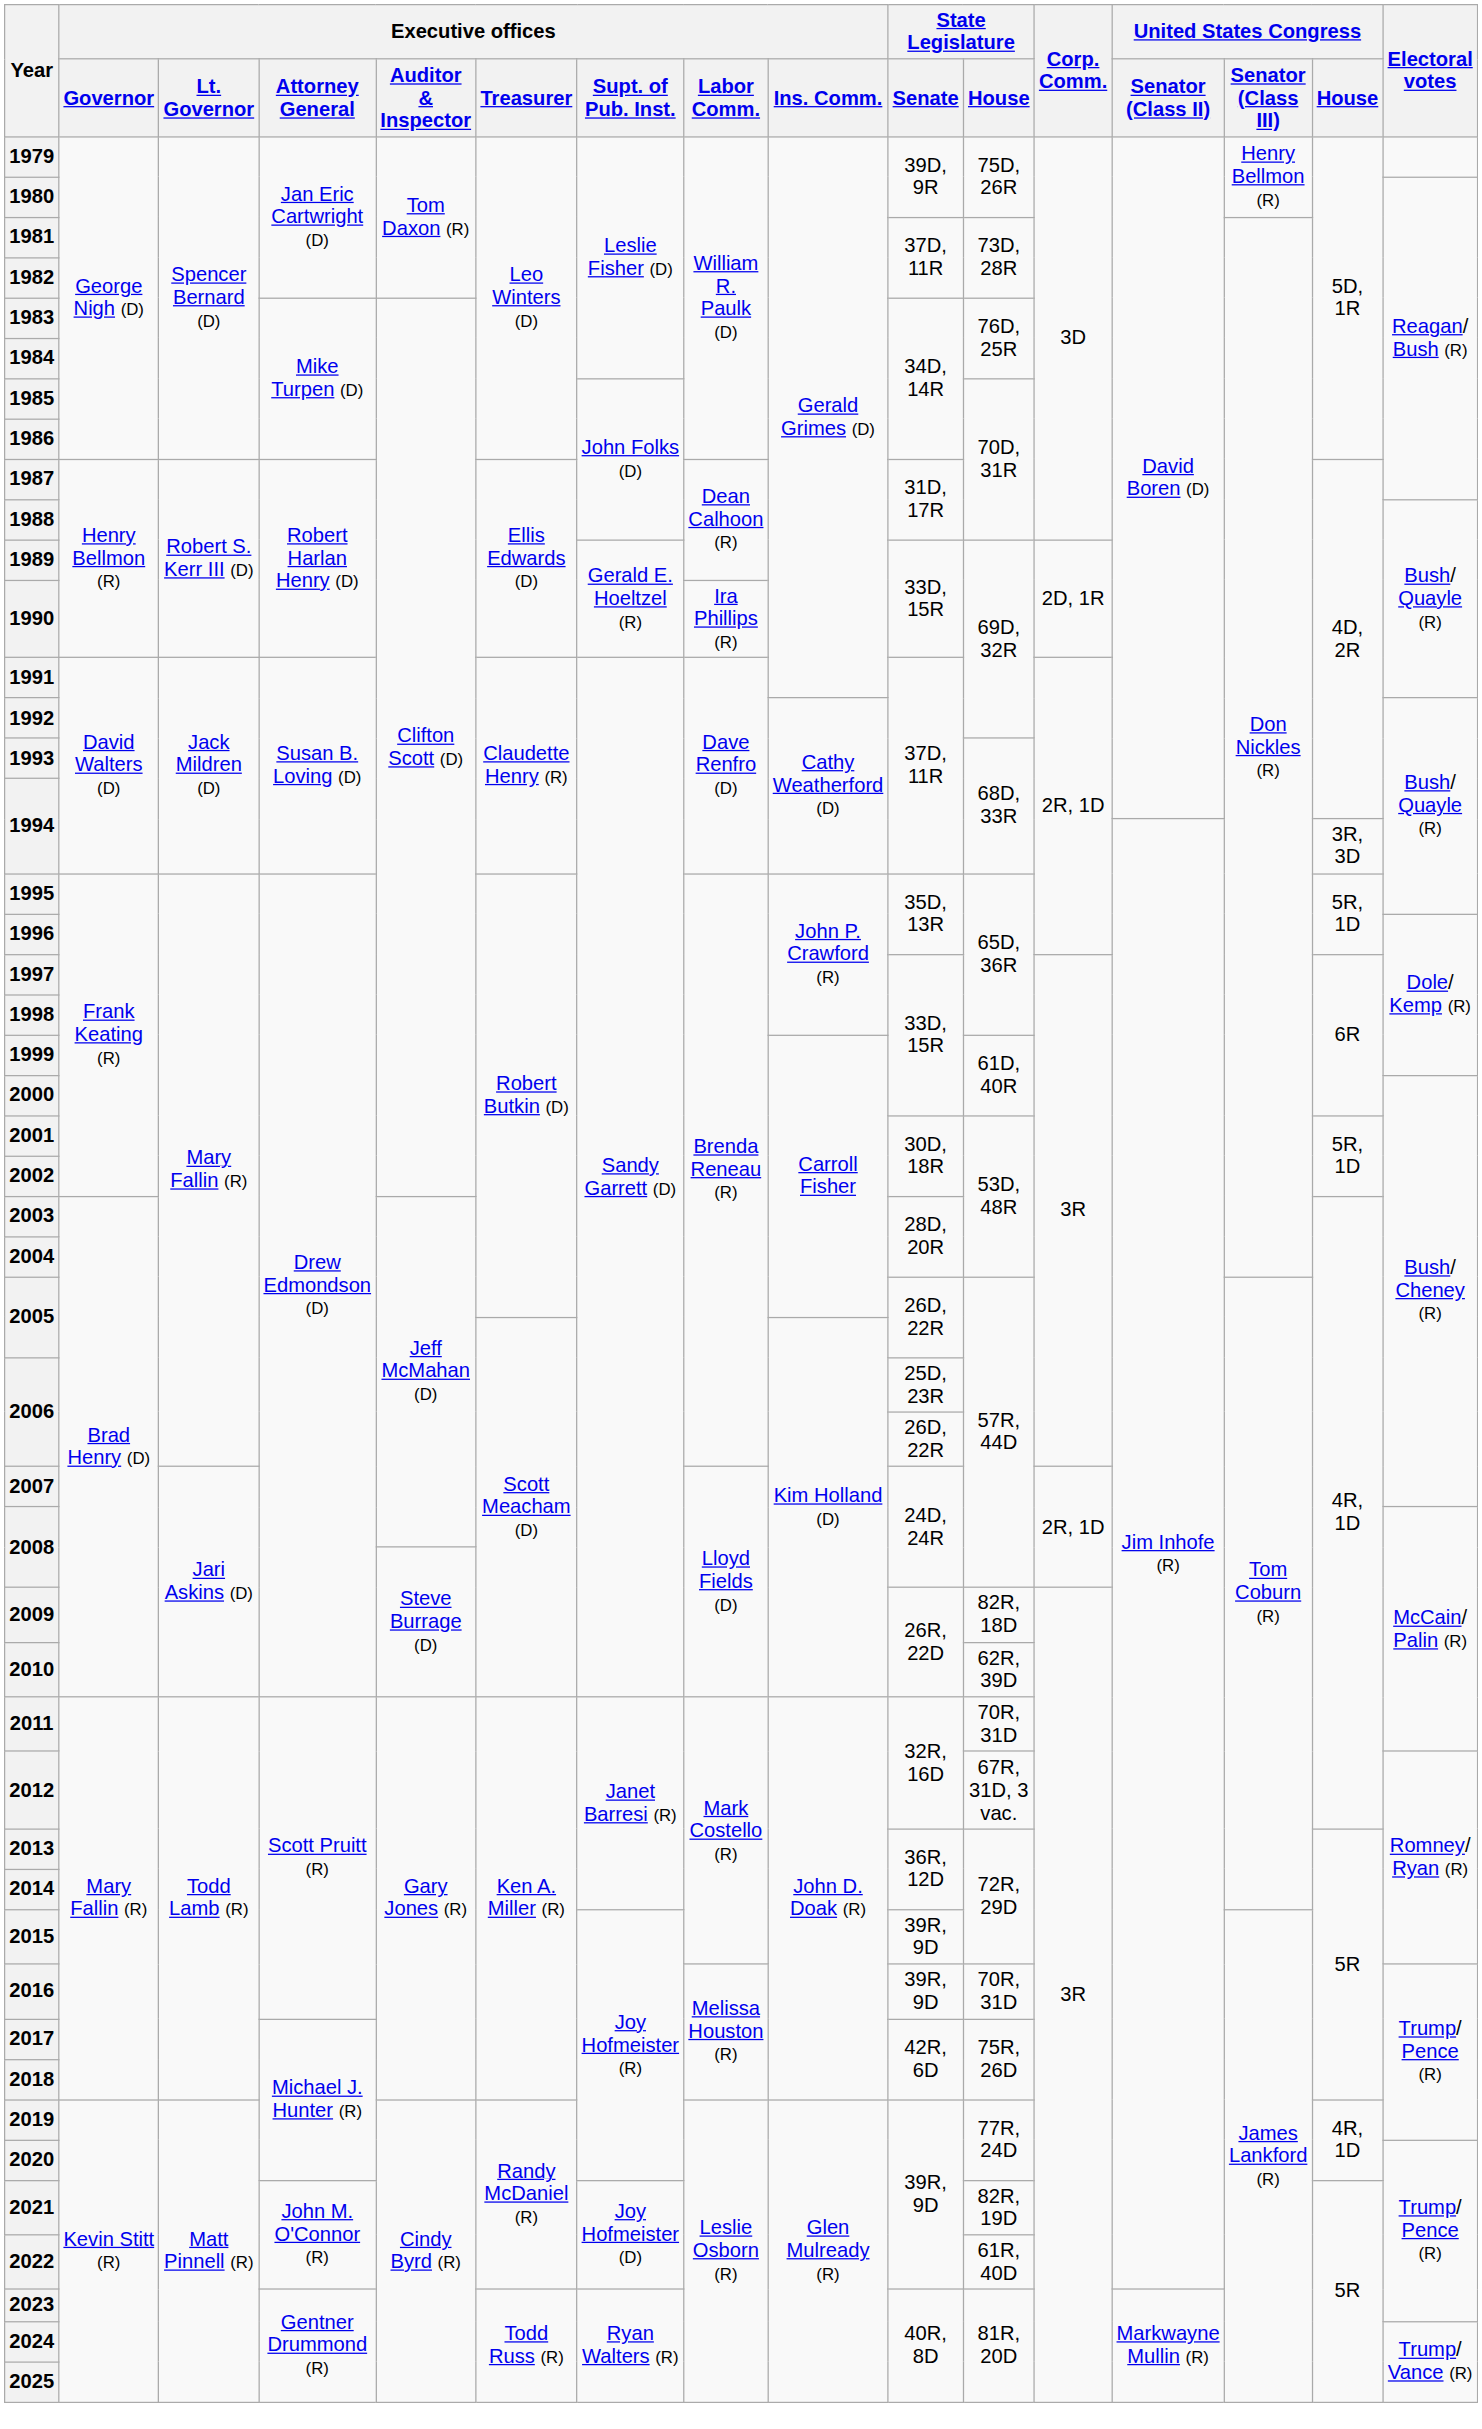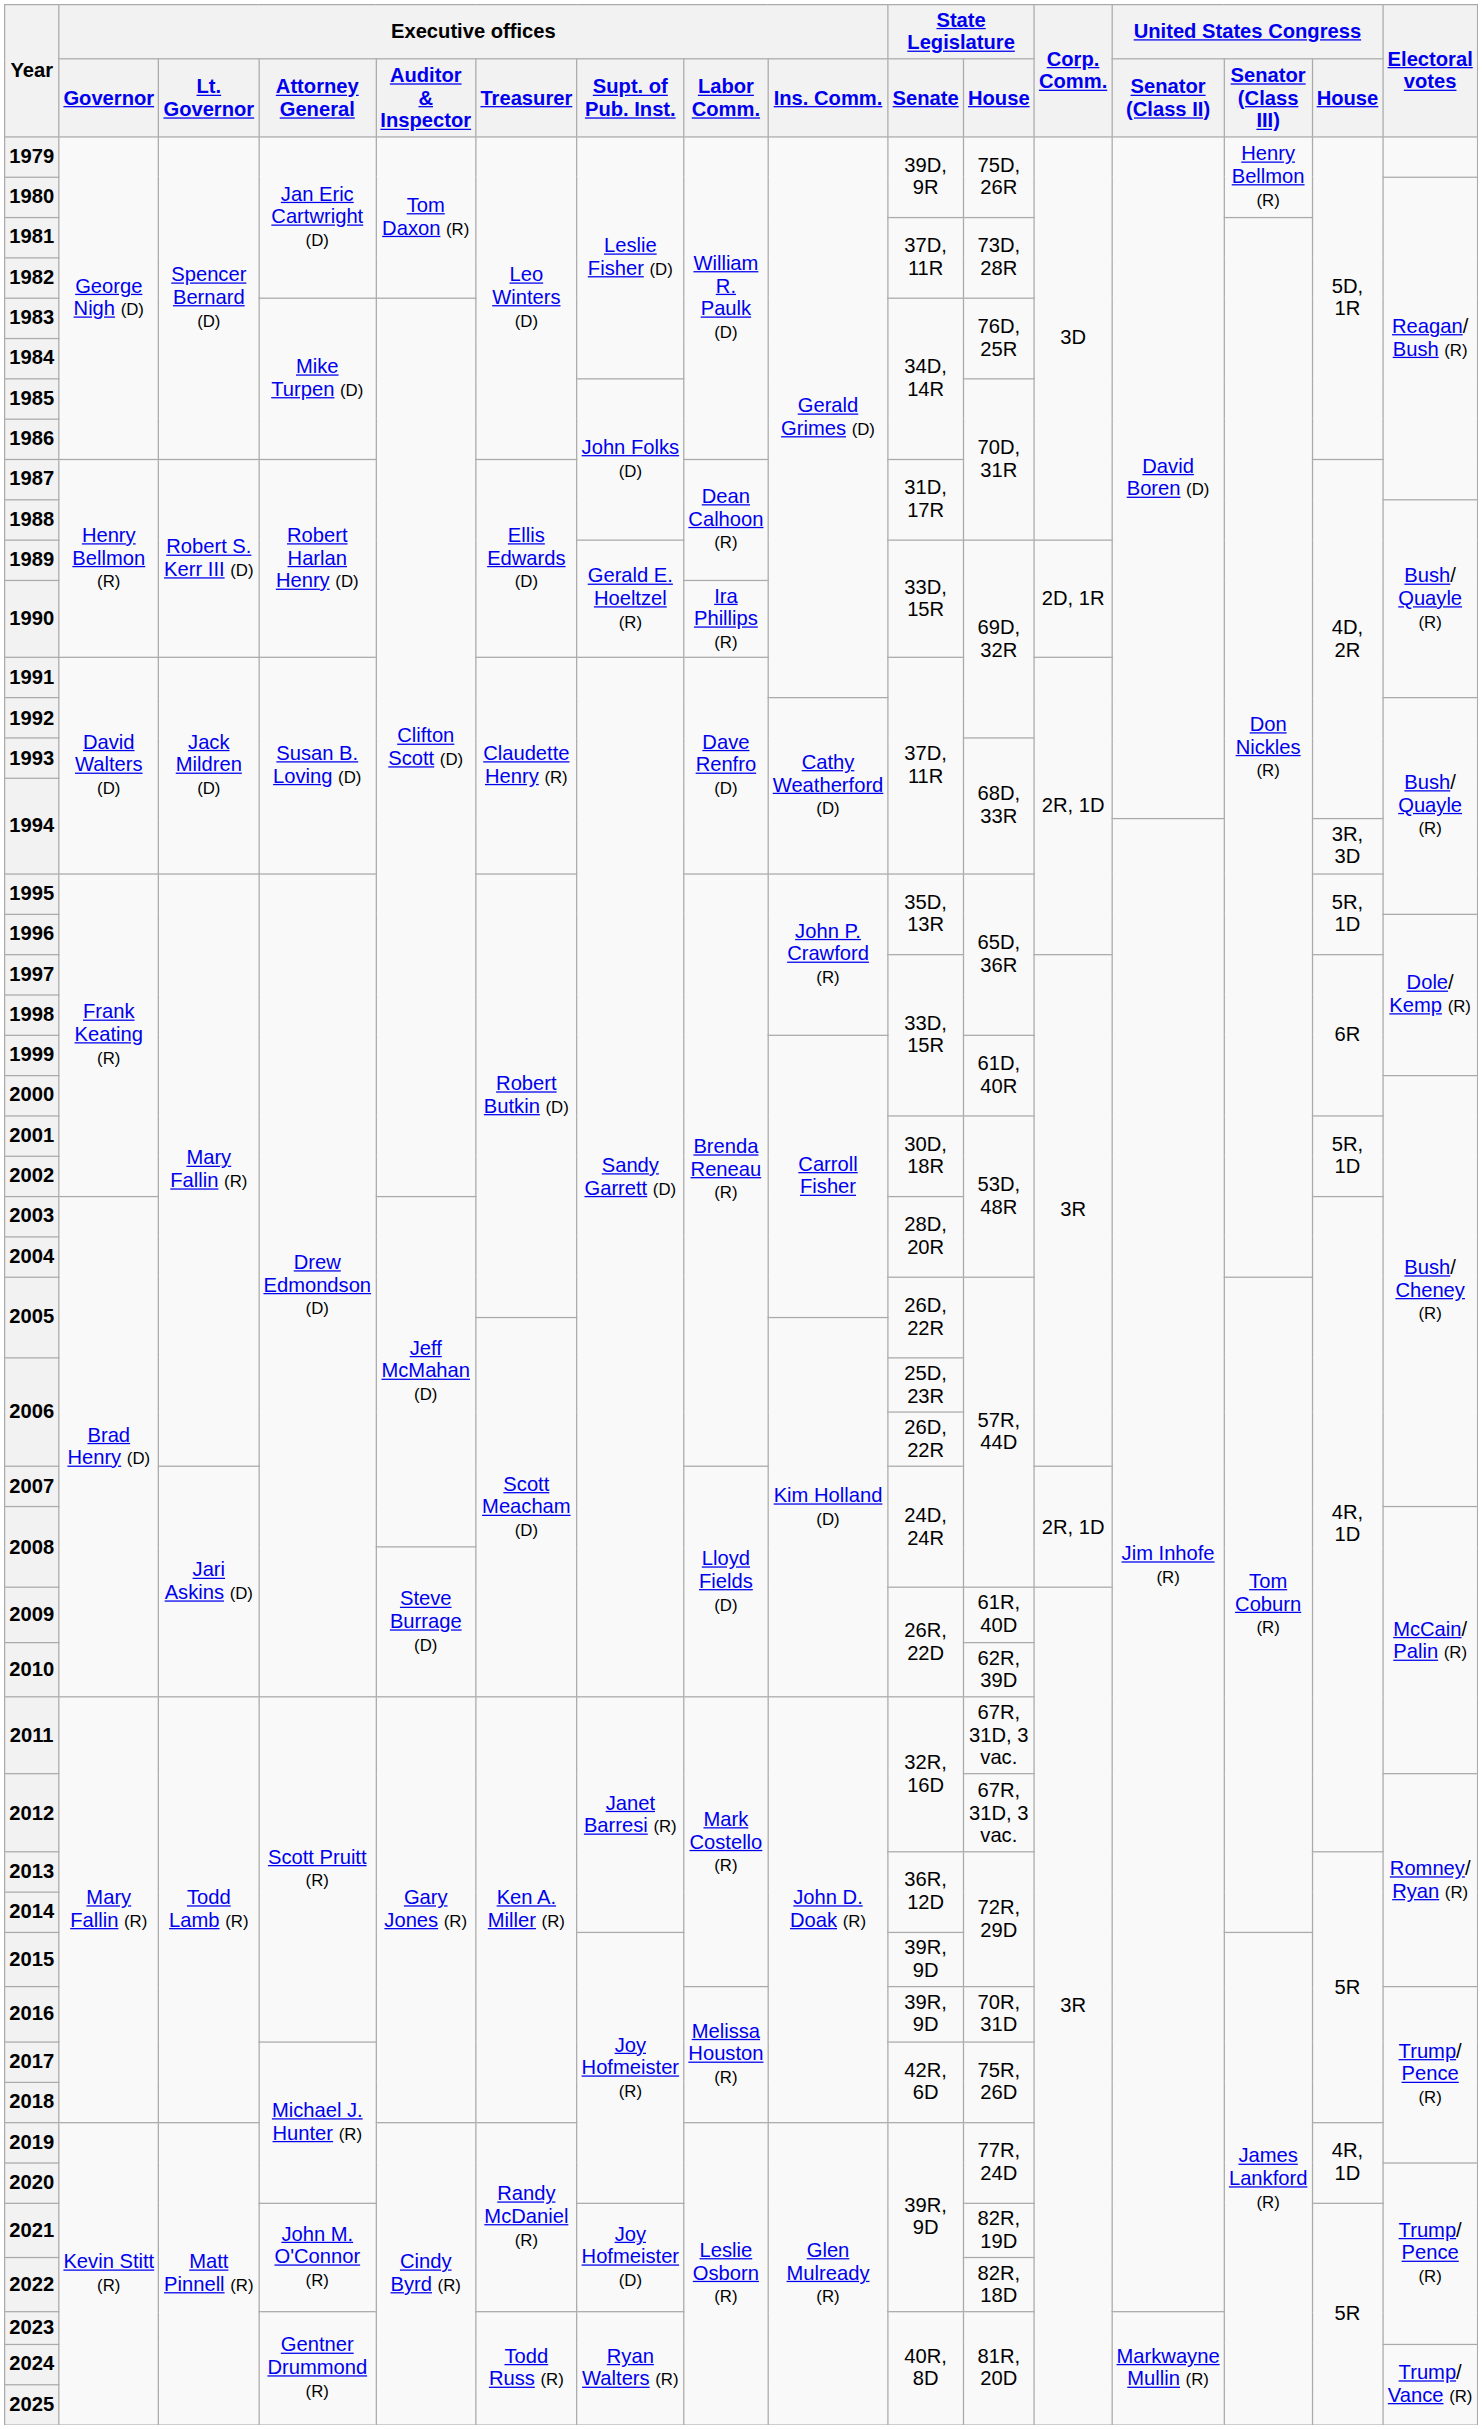(999, 1614) 82R, 18D -> (999, 1614) 61R, 40D
(999, 1724) 70R, 31D -> (999, 1735) 67R, 31D, 3 vac.
(999, 2261) 61R, 40D -> (999, 2284) 82R, 18D
